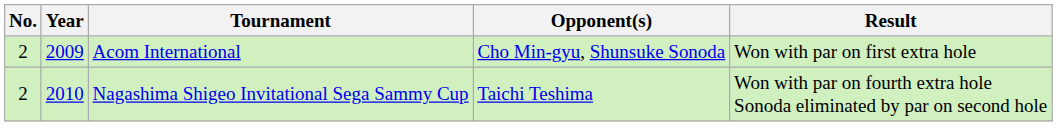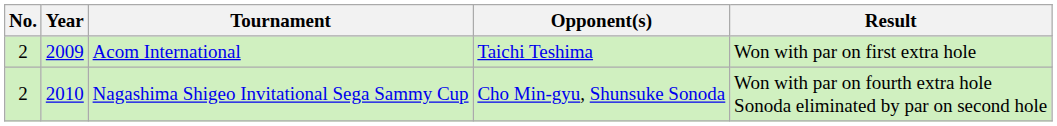(601, 51) Cho Min-gyu, Shunsuke Sonoda -> (535, 51) Taichi Teshima
(535, 94) Taichi Teshima -> (601, 94) Cho Min-gyu, Shunsuke Sonoda
